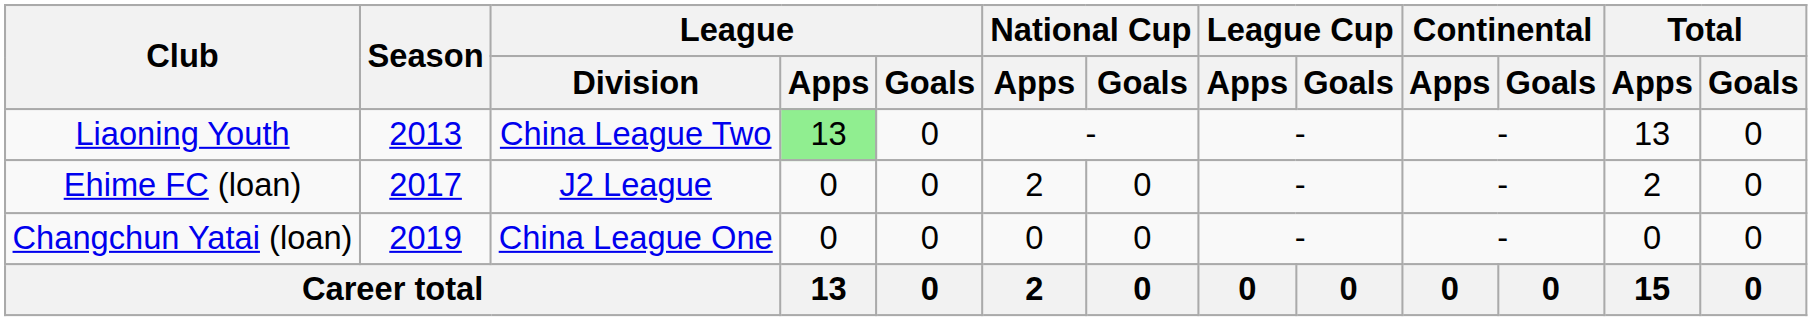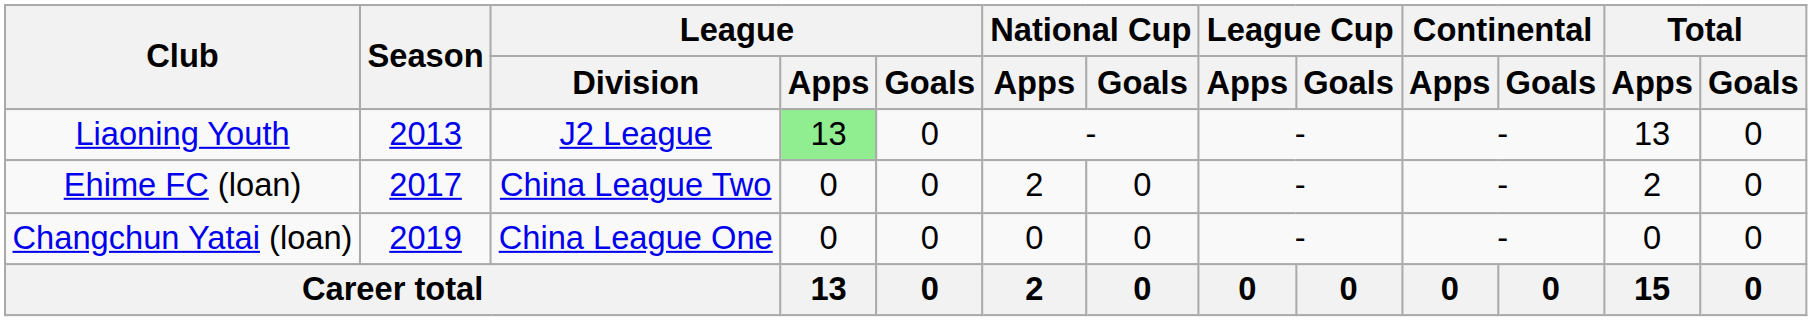(636, 133) China League Two -> (636, 133) J2 League
(636, 185) J2 League -> (636, 185) China League Two
